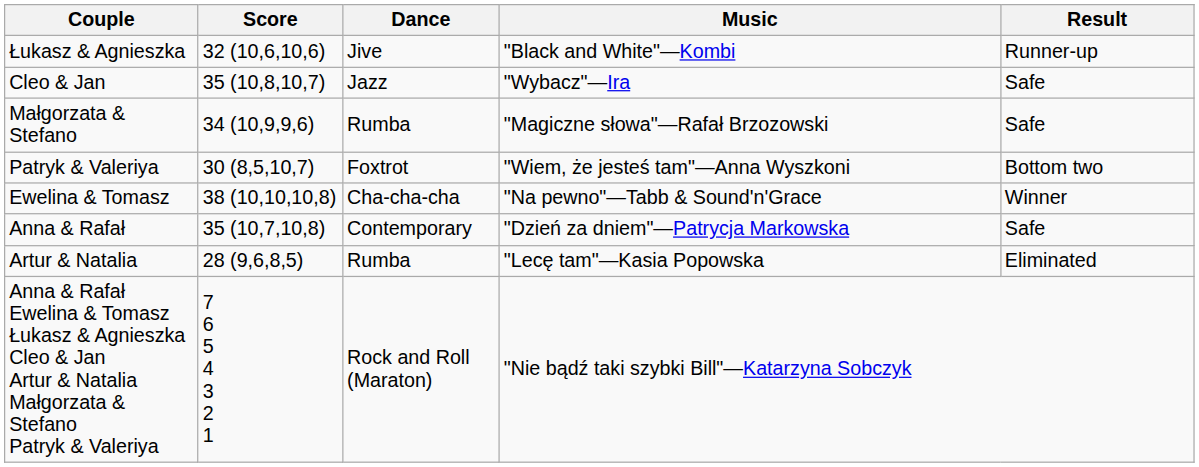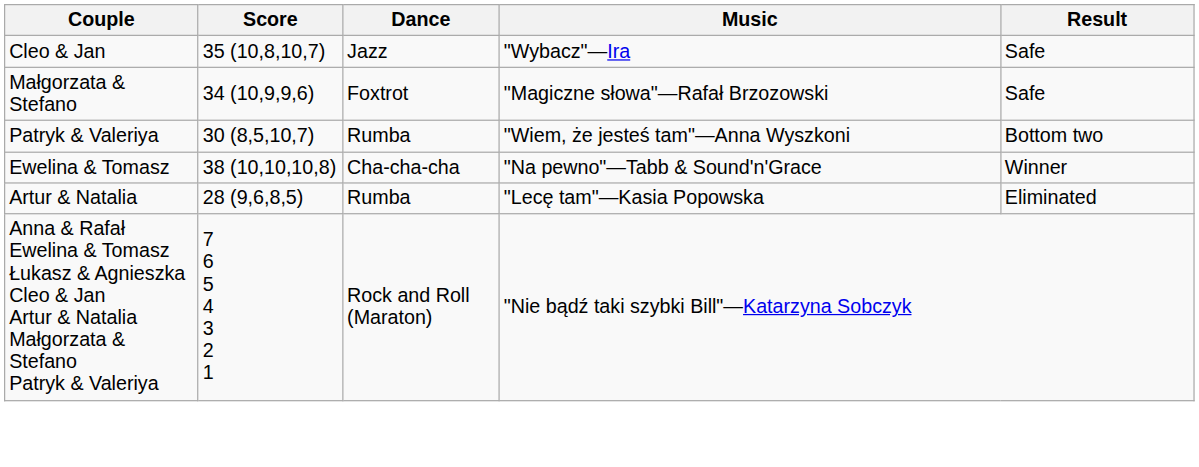- row: (97, 51)
(379, 124) Rumba -> (378, 93) Foxtrot
(378, 167) Foxtrot -> (379, 135) Rumba
- row: (67, 229)
